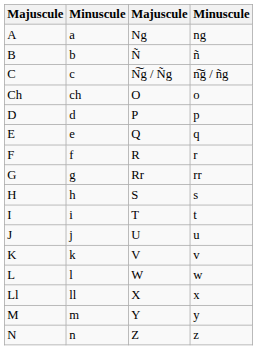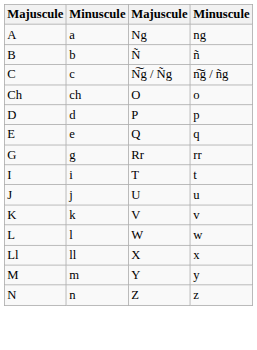- row: (11, 154)
- row: (12, 194)
